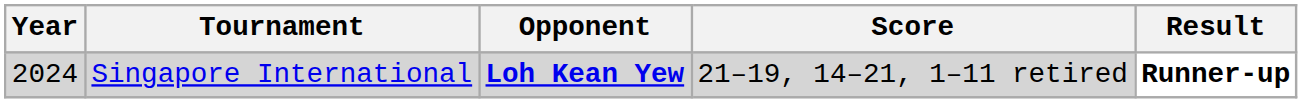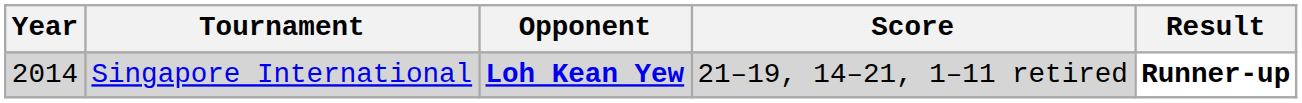(45, 74) 2024 -> (45, 74) 2014
